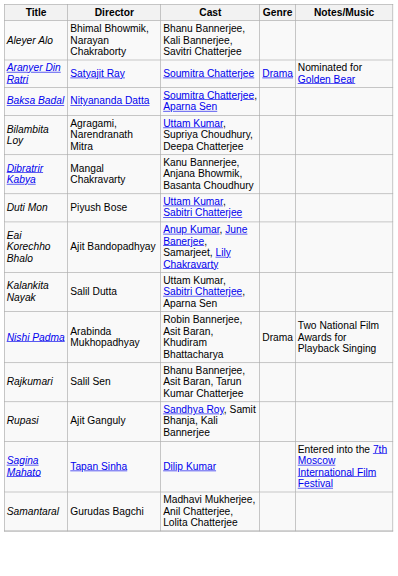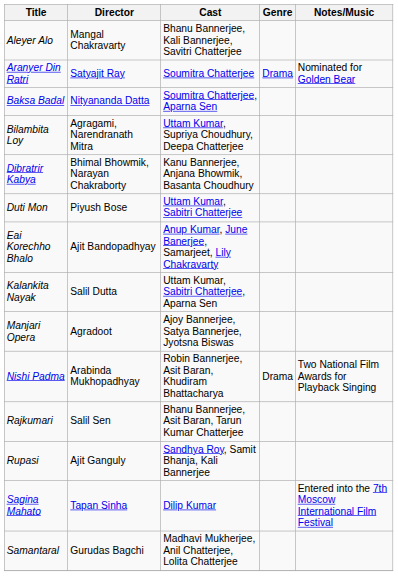(110, 40) Bhimal Bhowmik, Narayan Chakraborty -> (98, 40) Mangal Chakravarty
(98, 174) Mangal Chakravarty -> (110, 174) Bhimal Bhowmik, Narayan Chakraborty
+ row: (23, 331)
